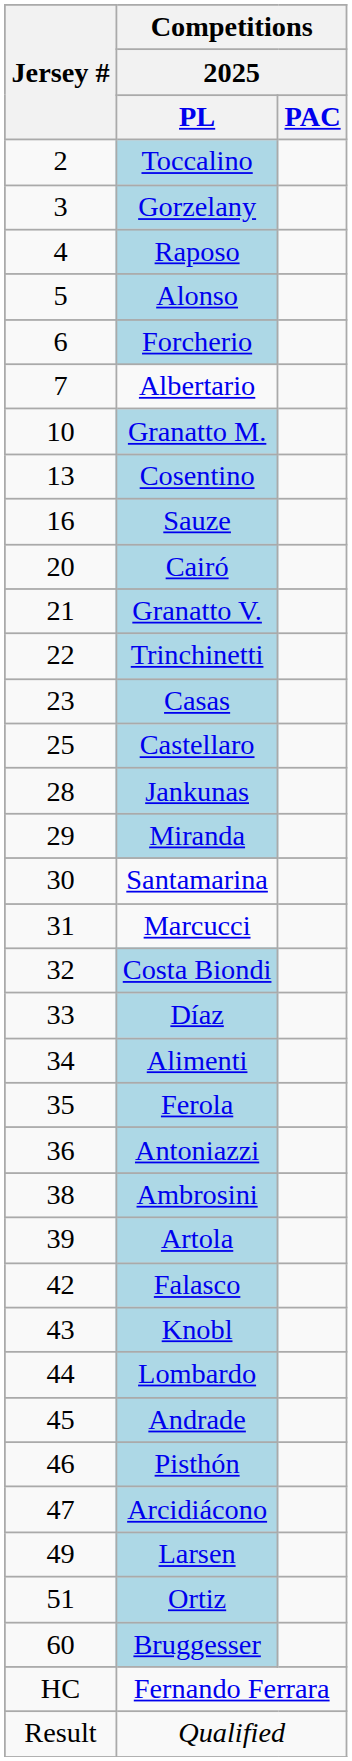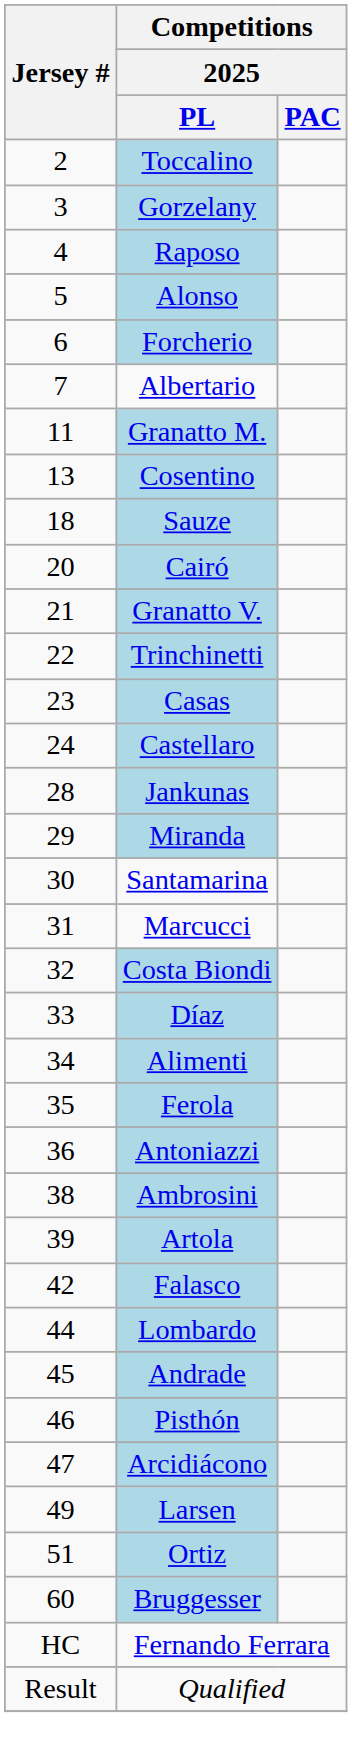(61, 431) 10 -> (61, 431) 11
(61, 521) 16 -> (61, 521) 18
(61, 745) 25 -> (61, 745) 24
- row: (197, 1329)
